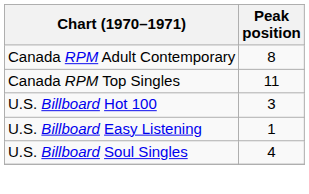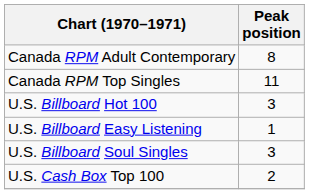(272, 152) 4 -> (272, 152) 3
+ row: (86, 176)
